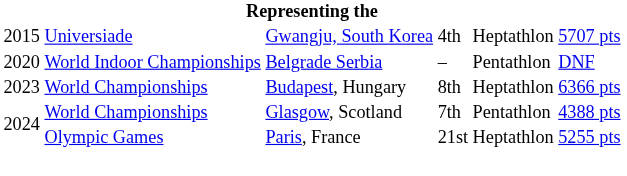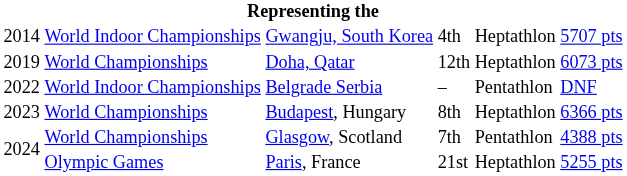(22, 36) 2015 -> (22, 36) 2014
(89, 36) Universiade -> (153, 36) World Indoor Championships
+ row: (310, 61)
(22, 61) 2020 -> (22, 86) 2022
